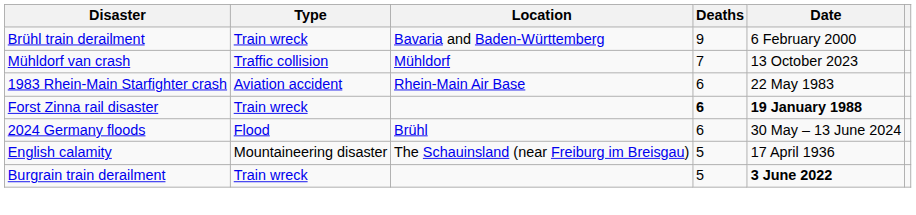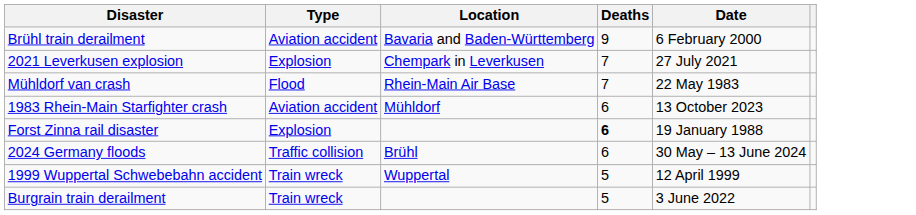(271, 38) Train wreck -> (323, 38) Aviation accident
+ row: (95, 61)
(281, 61) Traffic collision -> (287, 84) Flood
(422, 61) Mühldorf -> (450, 84) Rhein-Main Air Base
(804, 61) 13 October 2023 -> (697, 84) 22 May 1983
(460, 84) Rhein-Main Air Base -> (412, 107) Mühldorf
(792, 84) 22 May 1983 -> (709, 107) 13 October 2023
(271, 107) Train wreck -> (300, 130) Explosion
(806, 107) bold -> (709, 130) normal
(252, 130) Flood -> (316, 152) Traffic collision
- row: (60, 152)
+ row: (135, 175)
(792, 175) bold -> (695, 198) normal
